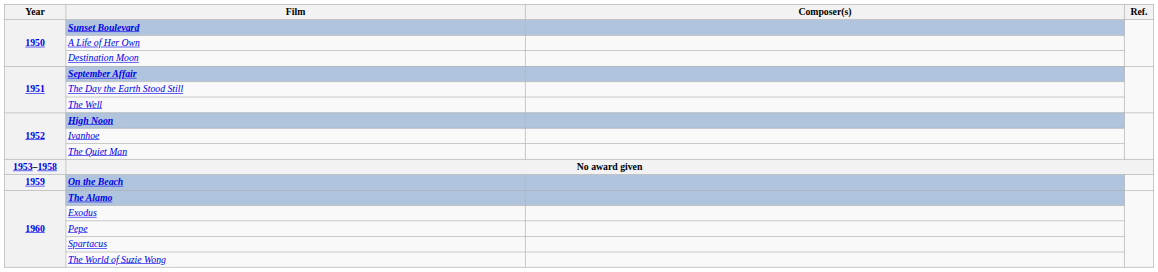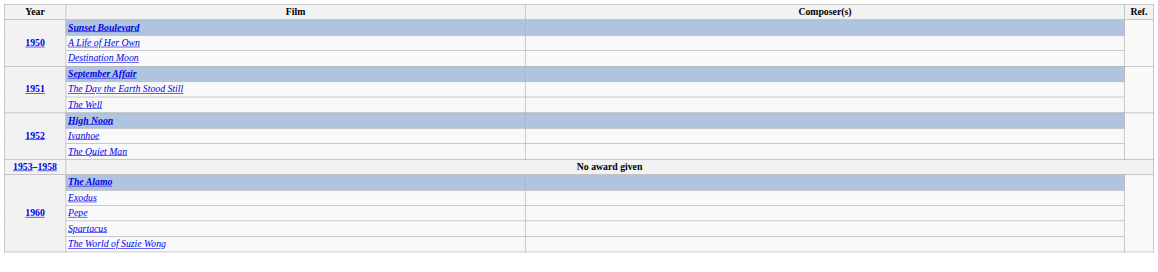- row: (96, 182)
